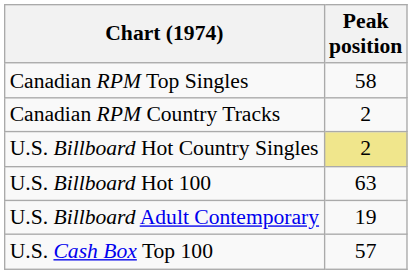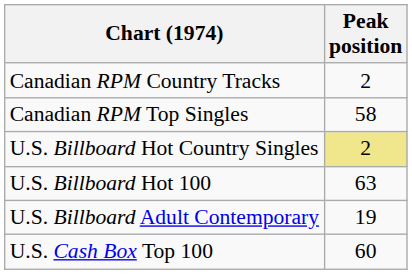rows swapped: (145, 114) <-> (129, 80)
(366, 251) 57 -> (366, 251) 60
